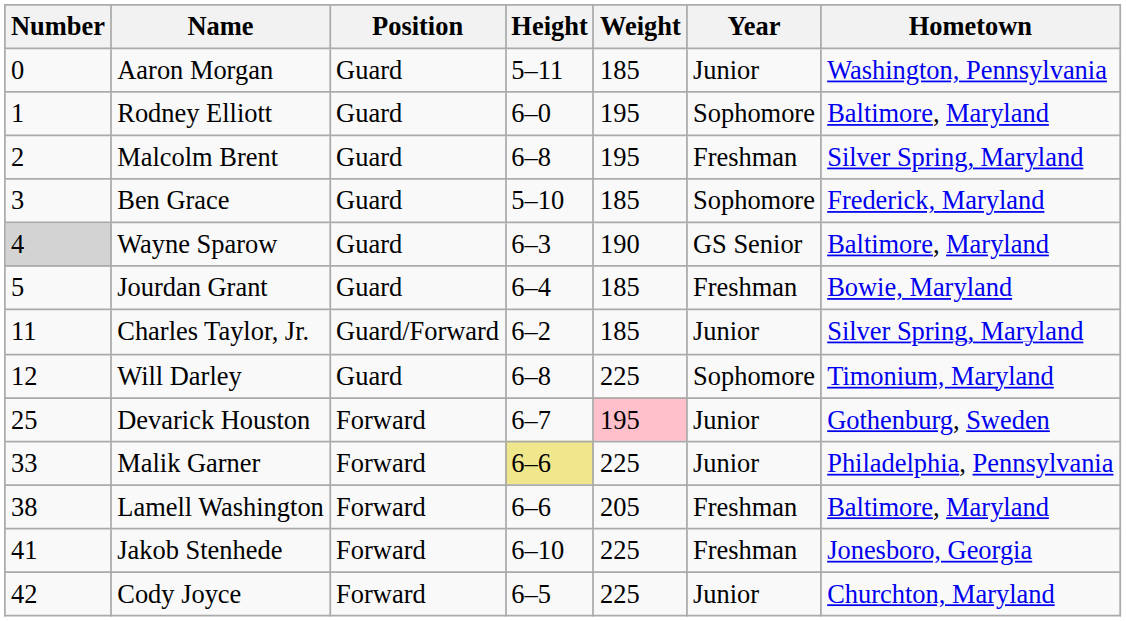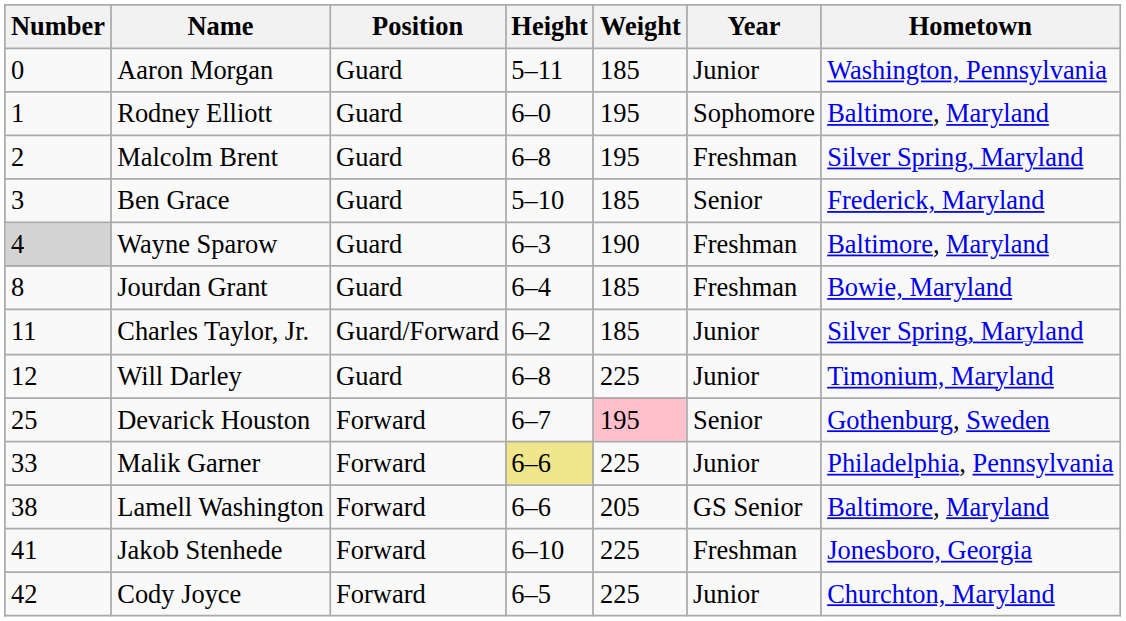(754, 200) Sophomore -> (728, 200) Senior
(748, 244) GS Senior -> (745, 244) Freshman
(18, 288) 5 -> (18, 288) 8
(754, 375) Sophomore -> (726, 375) Junior
(726, 418) Junior -> (728, 418) Senior
(745, 506) Freshman -> (748, 506) GS Senior
